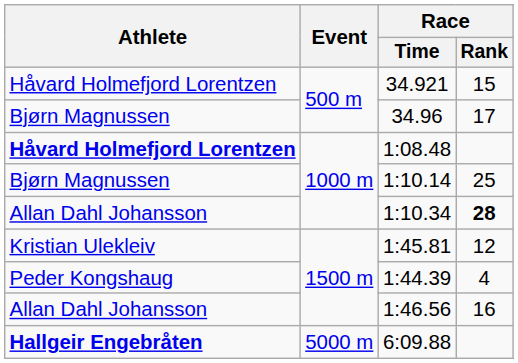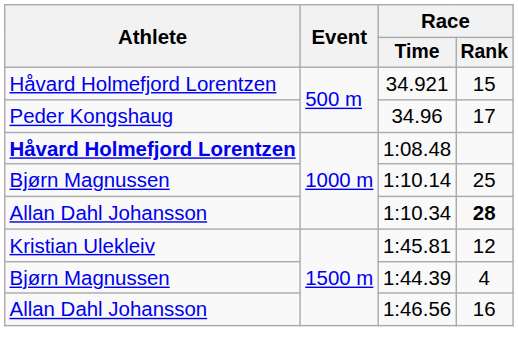(90, 116) Bjørn Magnussen -> (91, 116) Peder Kongshaug
(91, 278) Peder Kongshaug -> (90, 278) Bjørn Magnussen
- row: (417, 342)
